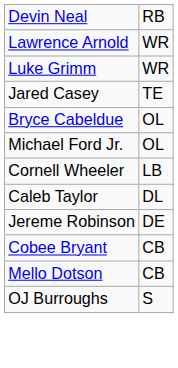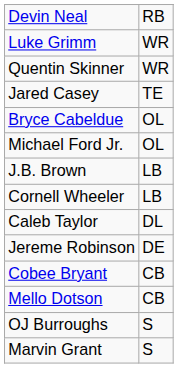- row: (68, 42)
+ row: (66, 68)
+ row: (47, 171)
+ row: (55, 350)
